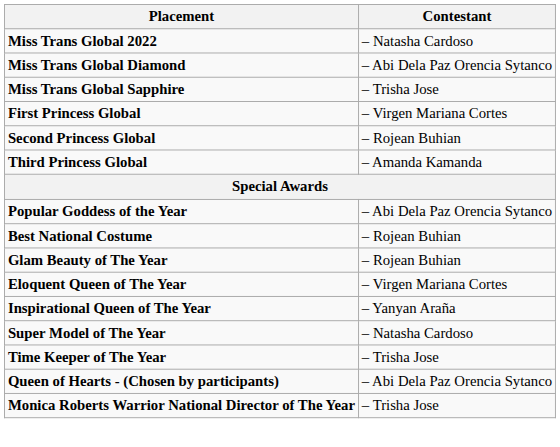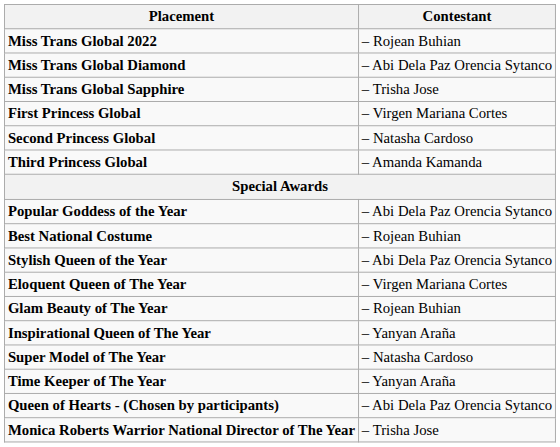(418, 41) – Natasha Cardoso -> (411, 41) – Rojean Buhian
(411, 138) – Rojean Buhian -> (418, 138) – Natasha Cardoso
+ row: (87, 259)
rows swapped: (97, 284) <-> (88, 259)
(400, 357) – Trisha Jose -> (409, 381) – Yanyan Araña
